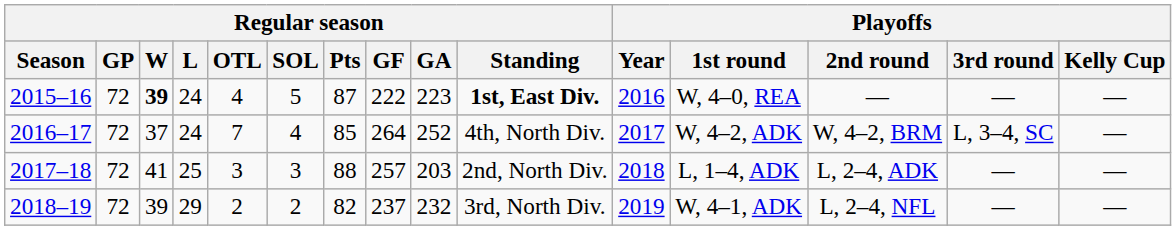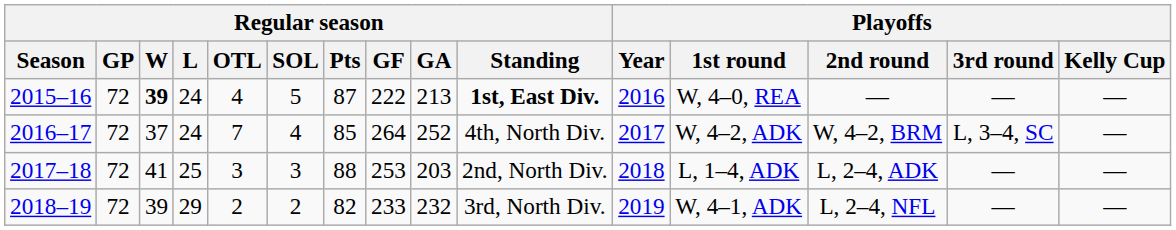(434, 96) 223 -> (434, 96) 213
(388, 170) 257 -> (388, 170) 253
(388, 206) 237 -> (388, 206) 233
